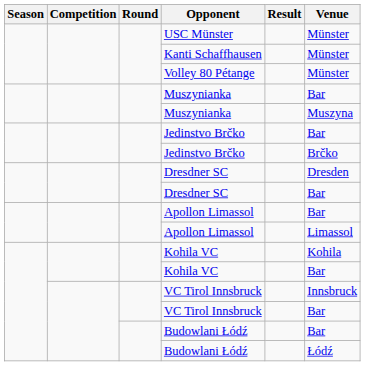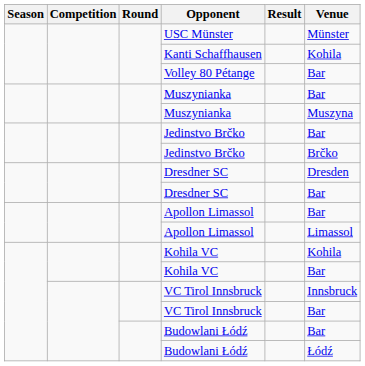(328, 53) Münster -> (324, 53) Kohila
(328, 73) Münster -> (316, 73) Bar
